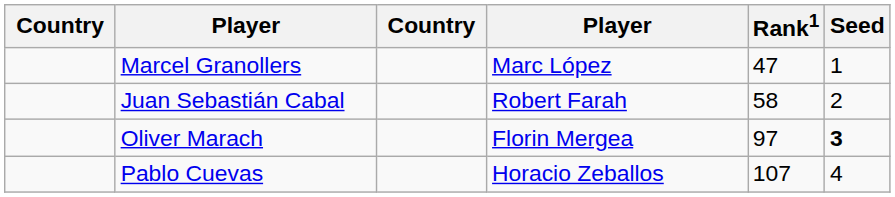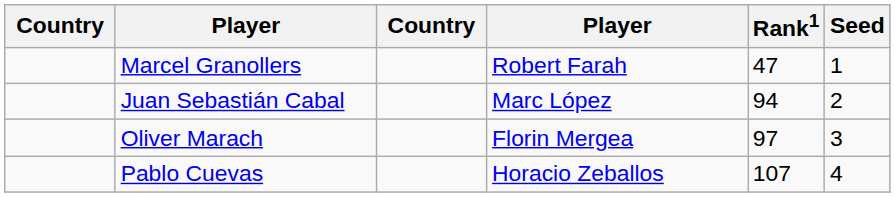(552, 65) Marc López -> (559, 65) Robert Farah
(559, 101) Robert Farah -> (552, 101) Marc López
(766, 101) 58 -> (766, 101) 94
(836, 137) bold -> (836, 137) normal
